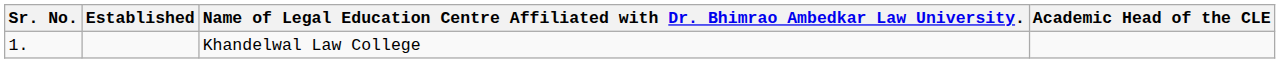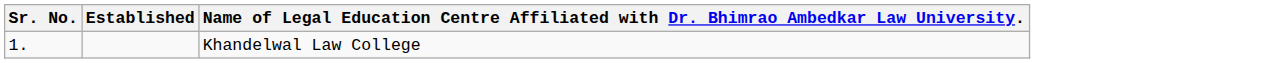- column: (1152, 18)
